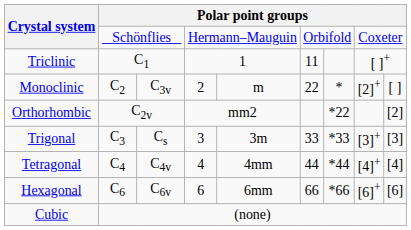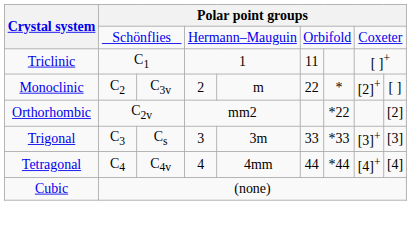- row: (52, 190)
